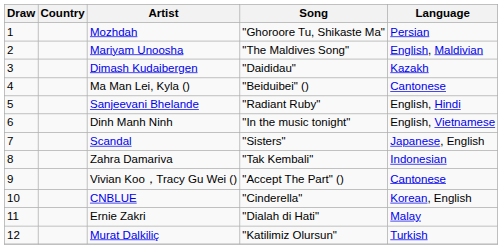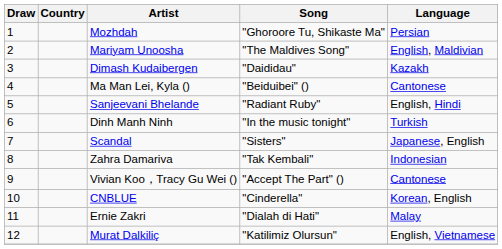(443, 123) English, Vietnamese -> (409, 123) Turkish
(409, 235) Turkish -> (443, 235) English, Vietnamese
